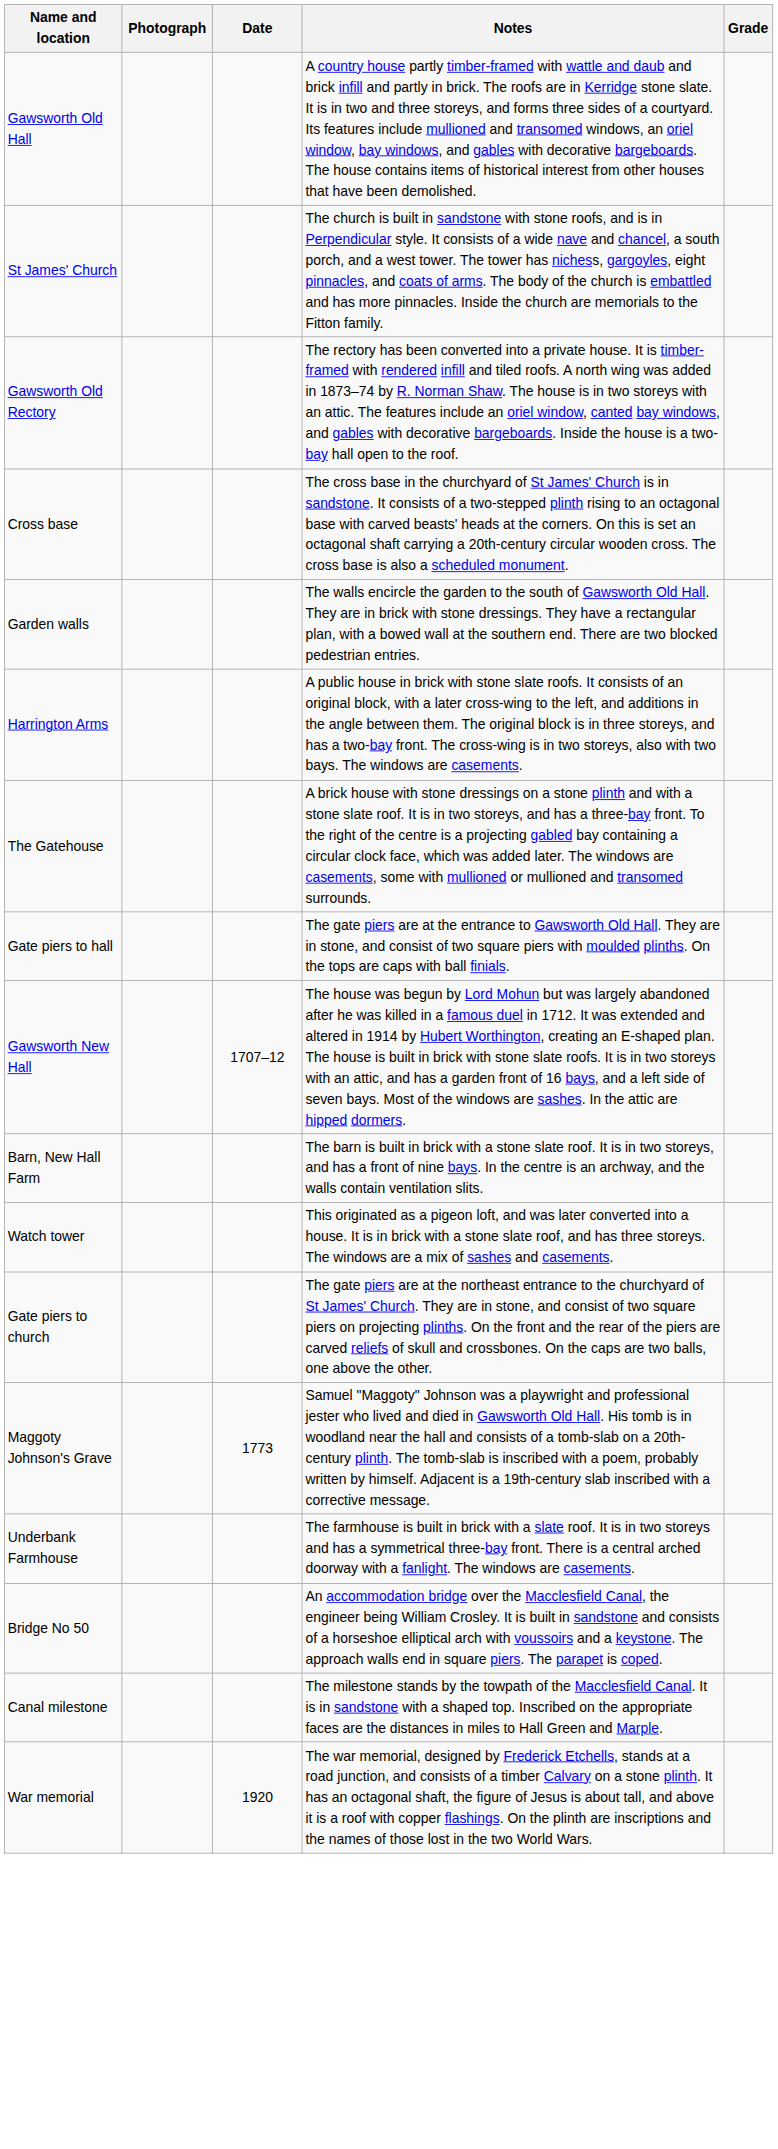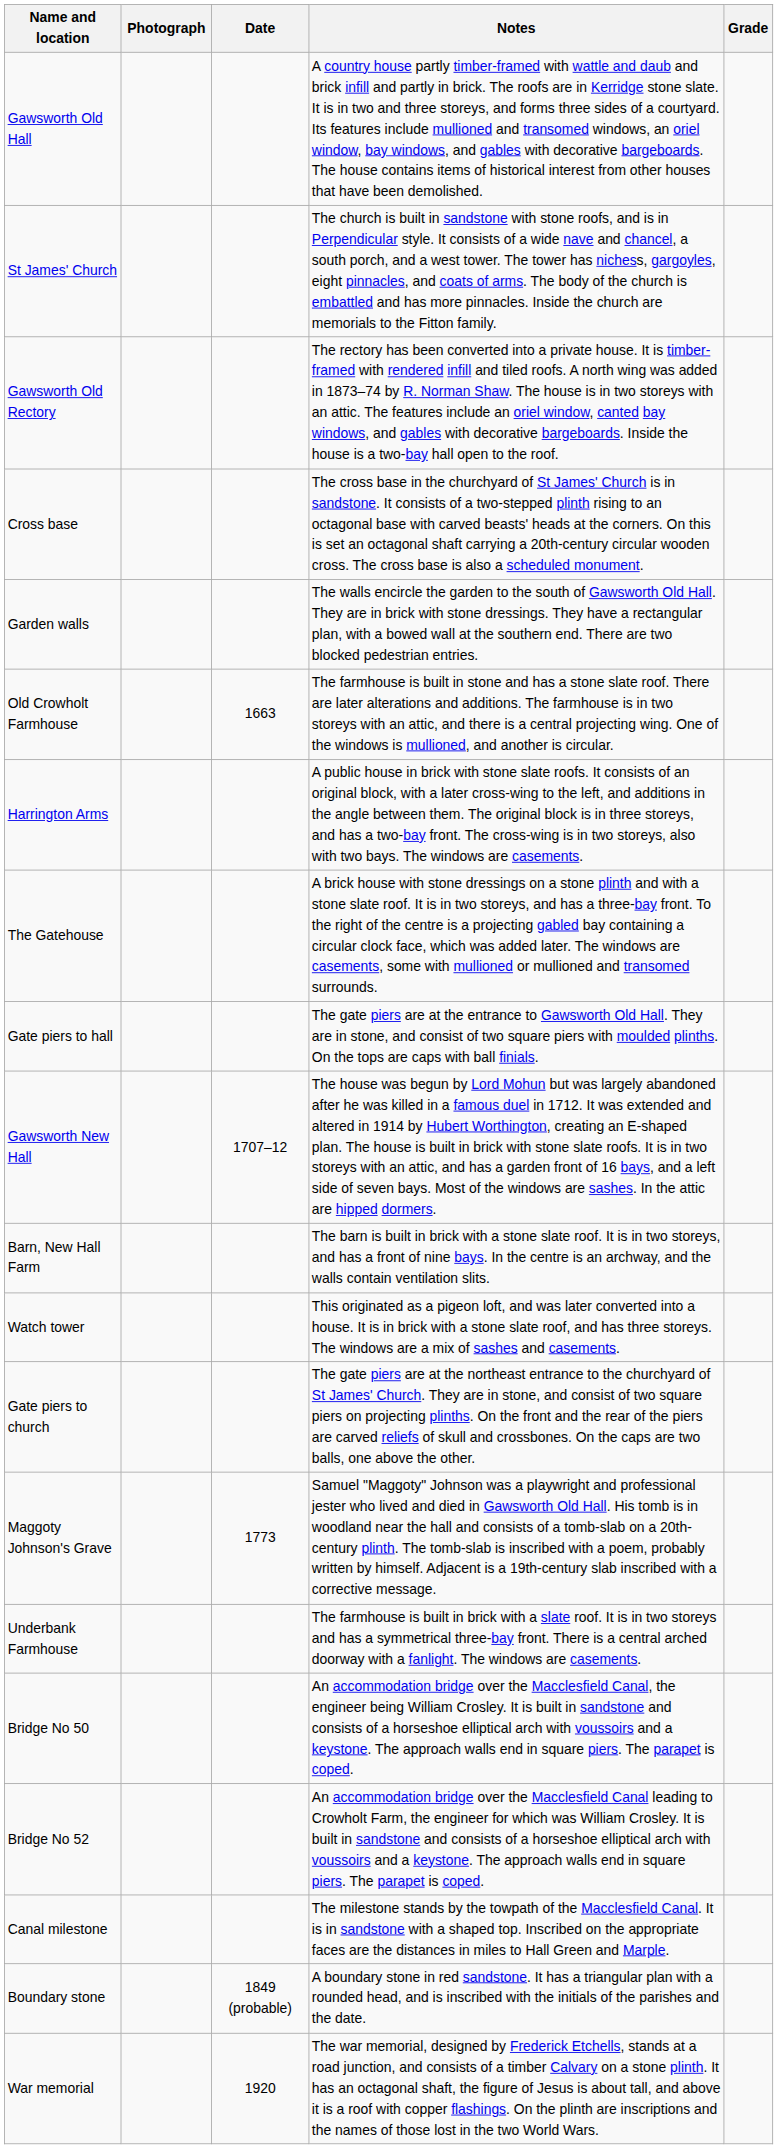+ row: (48, 714)
+ row: (48, 1839)
+ row: (56, 1998)
